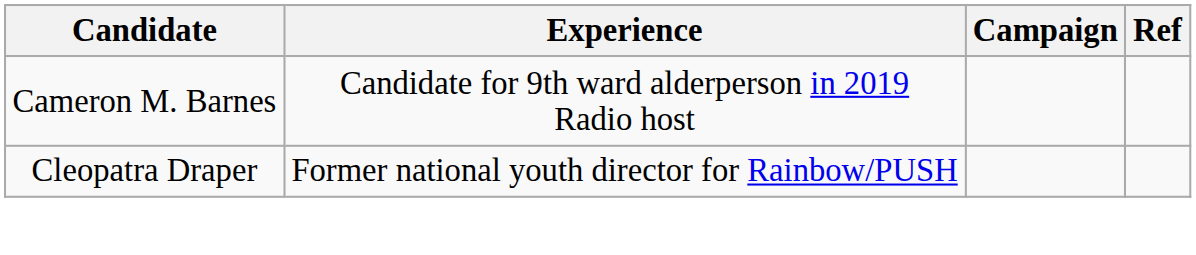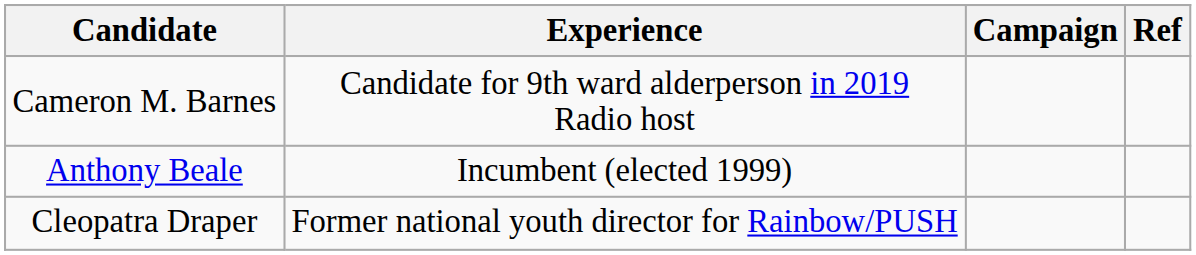+ row: (144, 170)
